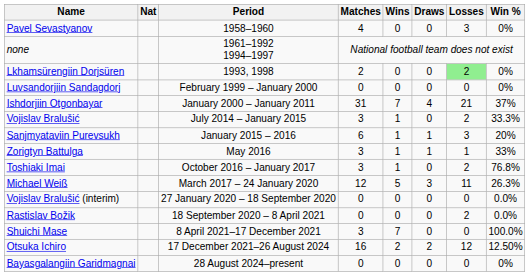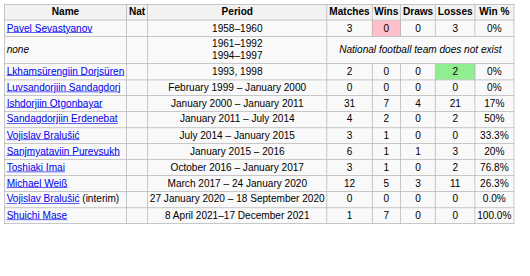(361, 28) 4 -> (350, 28) 3
(398, 28) no background -> (386, 28) pink background
(506, 103) 37% -> (494, 103) 17%
+ row: (62, 119)
(466, 119) 2 -> (455, 135) 0
- row: (45, 151)
- row: (41, 215)
(361, 231) 3 -> (350, 215) 1
- row: (36, 247)
- row: (71, 263)
